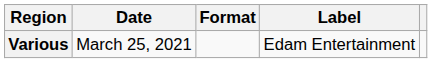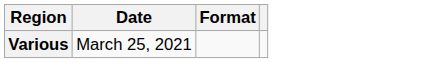- column: (339, 17)
